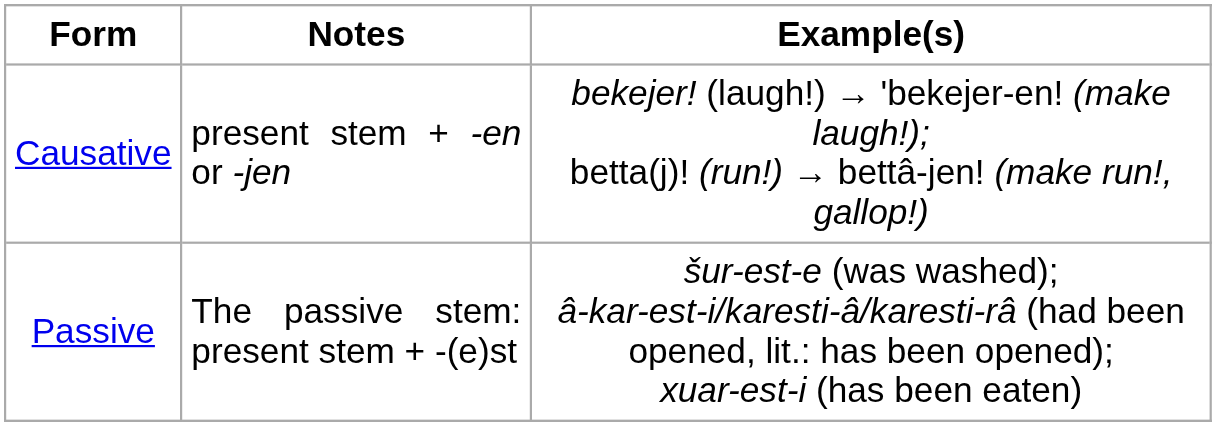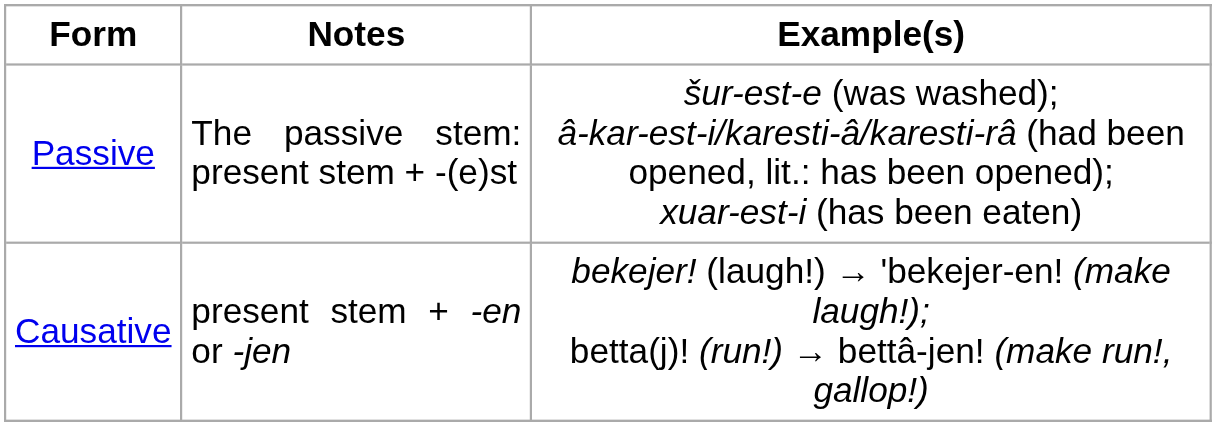rows swapped: (93, 331) <-> (93, 153)
